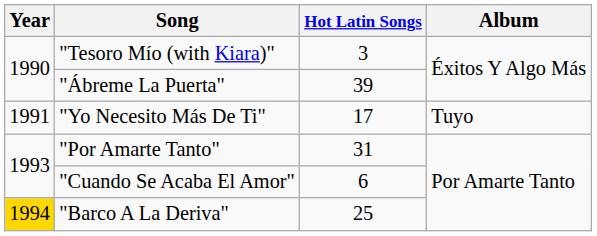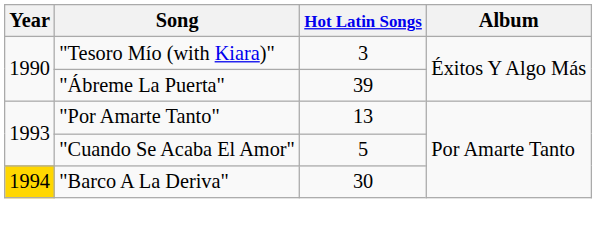- row: (163, 117)
(363, 149) 31 -> (363, 117) 13
(363, 181) 6 -> (363, 149) 5
(363, 213) 25 -> (363, 181) 30
